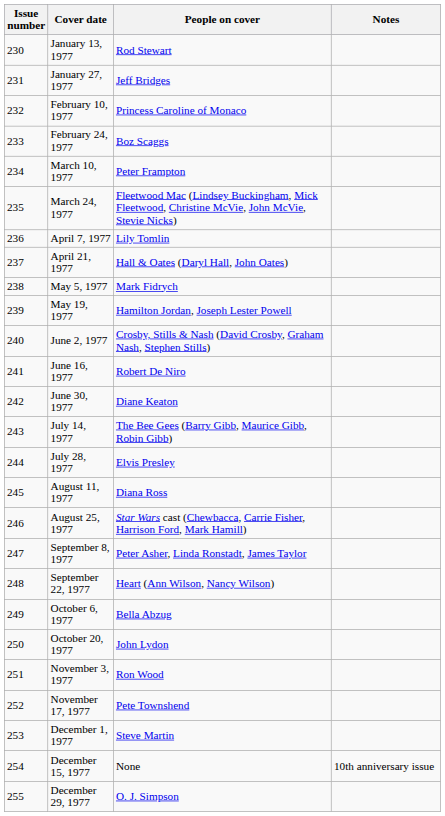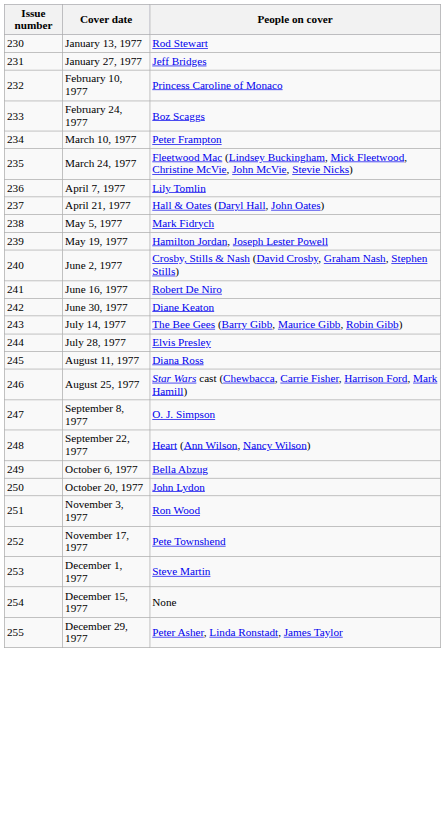- column: (386, 19)
(211, 553) Peter Asher, Linda Ronstadt, James Taylor -> (184, 415) O. J. Simpson
(147, 796) O. J. Simpson -> (248, 632) Peter Asher, Linda Ronstadt, James Taylor
